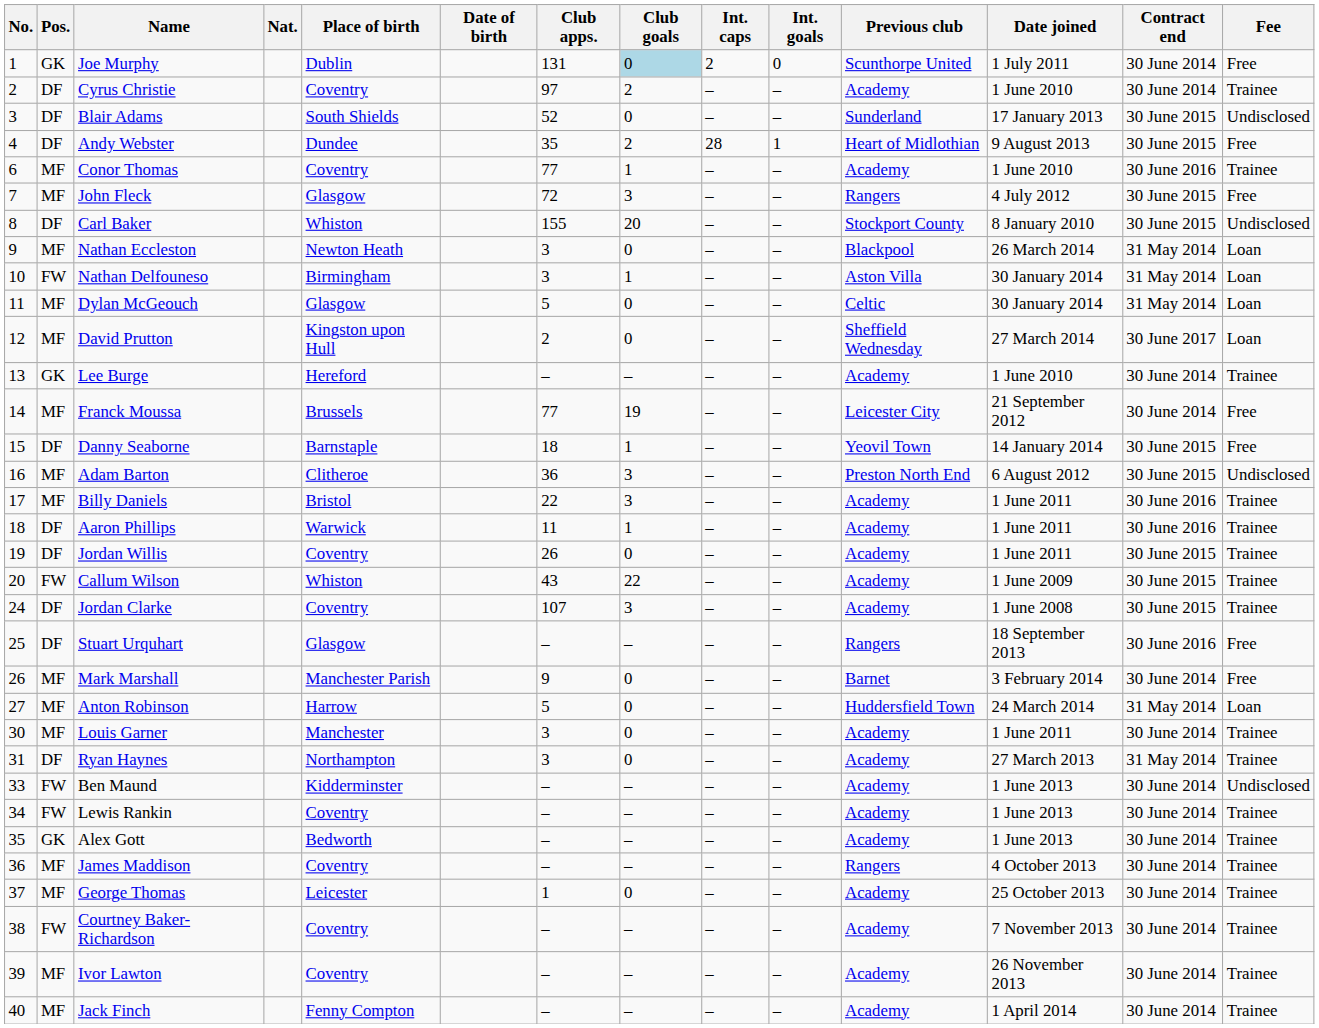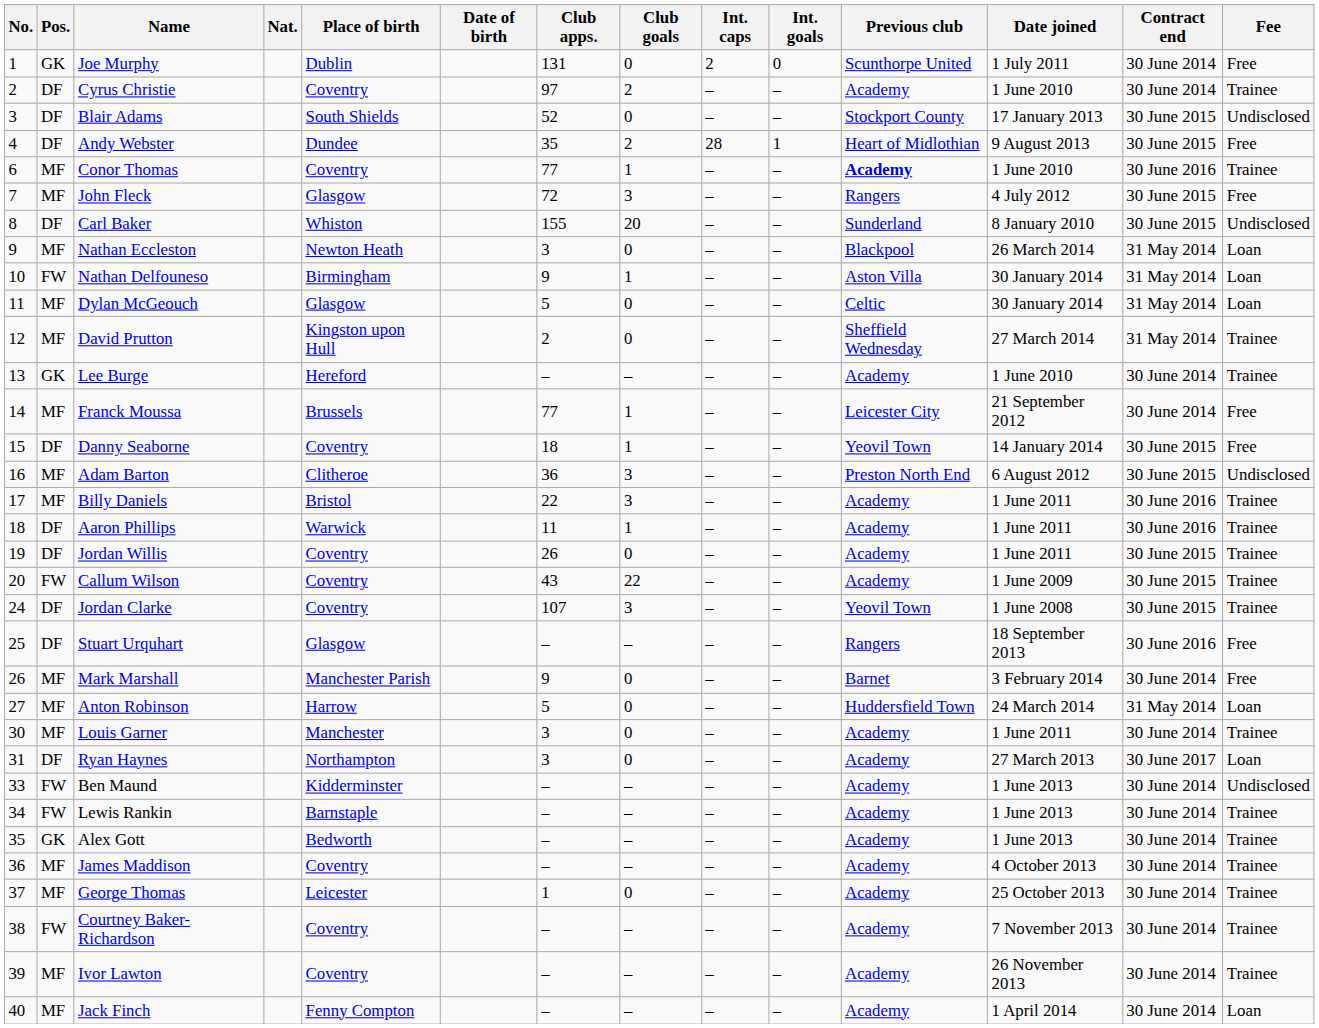(628, 63) lightblue background -> (628, 63) no background
(883, 116) Sunderland -> (905, 116) Stockport County
(877, 169) normal -> (879, 169) bold
(905, 223) Stockport County -> (883, 223) Sunderland
(545, 276) 3 -> (545, 276) 9
(1171, 339) 30 June 2017 -> (1171, 339) 31 May 2014
(1244, 339) Loan -> (1252, 339) Trainee
(632, 411) 19 -> (628, 411) 1
(341, 447) Barnstaple -> (337, 447) Coventry
(334, 580) Whiston -> (337, 580) Coventry
(877, 607) Academy -> (888, 607) Yeovil Town
(1171, 759) 31 May 2014 -> (1171, 759) 30 June 2017
(1252, 759) Trainee -> (1244, 759) Loan
(337, 812) Coventry -> (341, 812) Barnstaple
(873, 866) Rangers -> (877, 866) Academy
(1252, 1010) Trainee -> (1244, 1010) Loan
